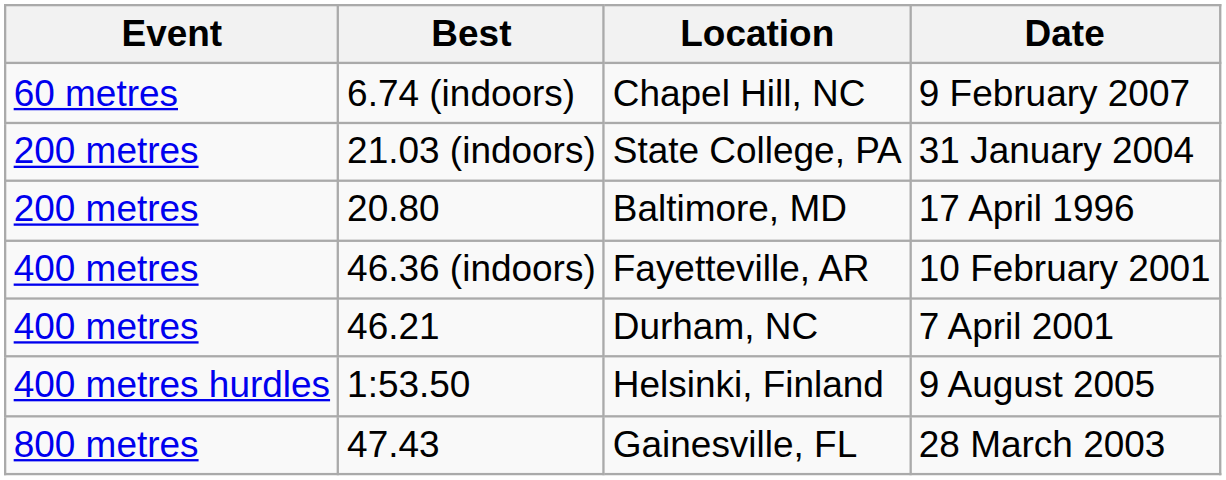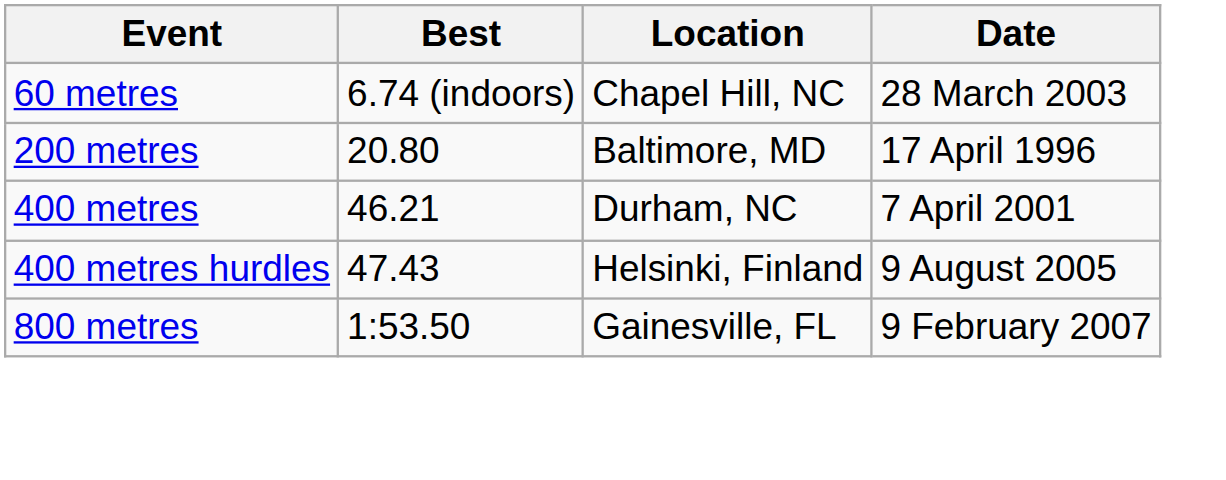(1054, 92) 9 February 2007 -> (1004, 92) 28 March 2003
- row: (757, 151)
- row: (741, 268)
(409, 385) 1:53.50 -> (393, 268) 47.43
(393, 444) 47.43 -> (409, 326) 1:53.50
(1042, 444) 28 March 2003 -> (1016, 326) 9 February 2007
